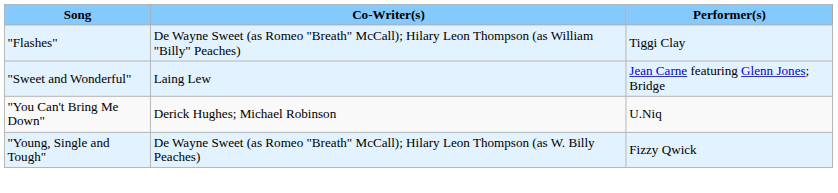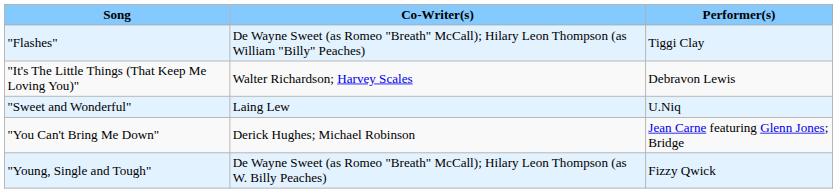+ row: (107, 78)
(719, 78) Jean Carne featuring Glenn Jones; Bridge -> (665, 106) U.Niq
(645, 114) U.Niq -> (738, 135) Jean Carne featuring Glenn Jones; Bridge
